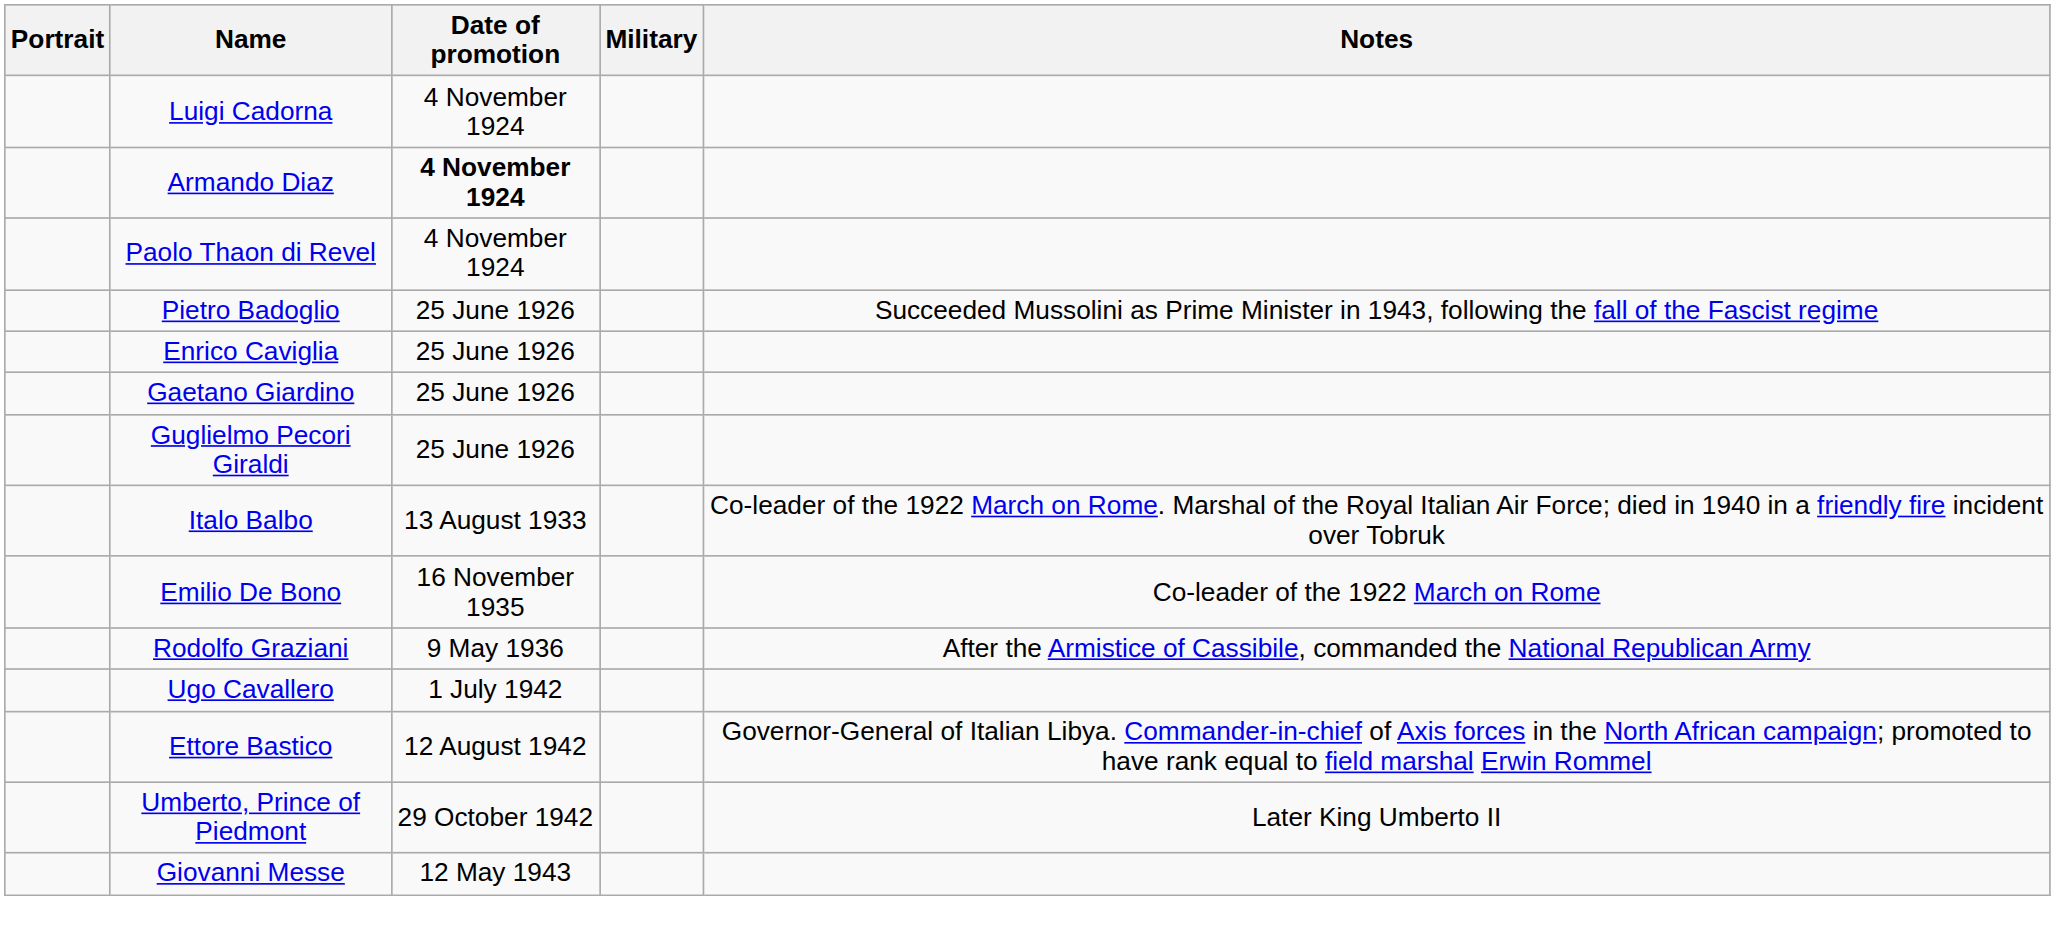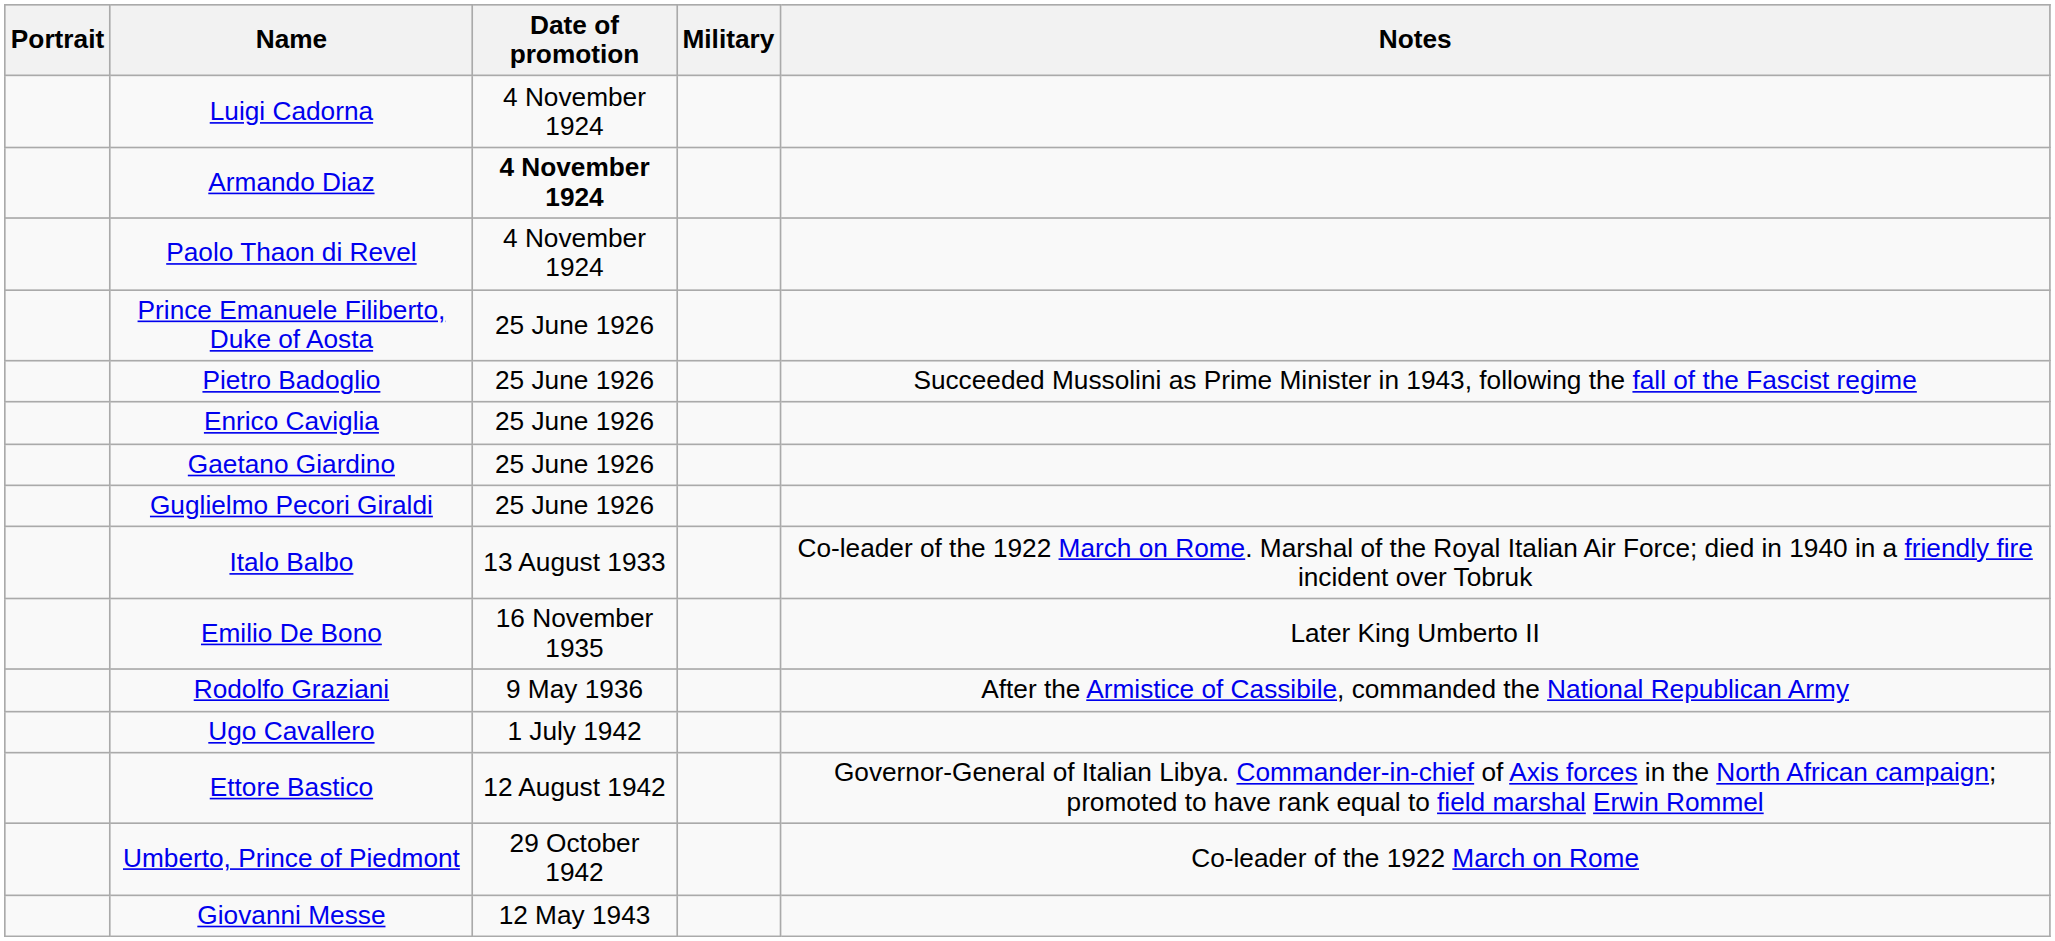+ row: (291, 324)
(1377, 591) Co-leader of the 1922 March on Rome -> (1415, 633) Later King Umberto II
(1377, 817) Later King Umberto II -> (1415, 858) Co-leader of the 1922 March on Rome
